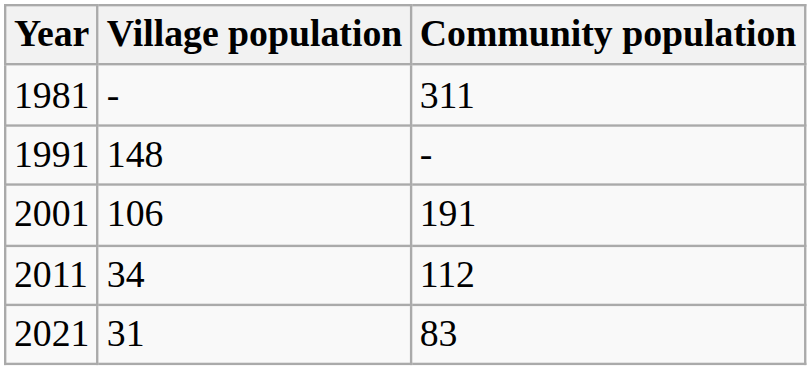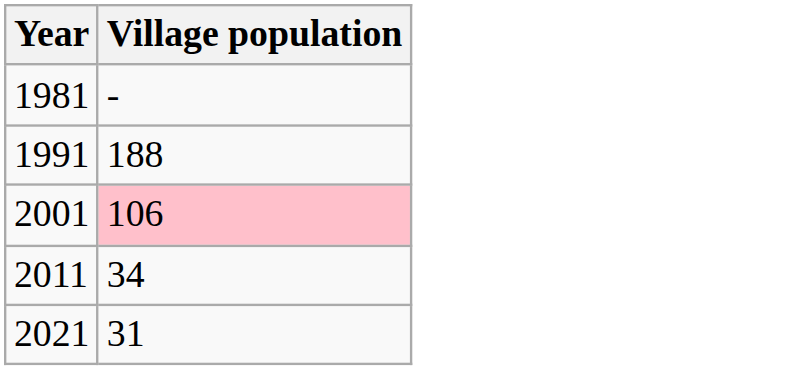- column: (608, 34)
(135, 154) 148 -> (135, 154) 188
(135, 214) no background -> (135, 214) pink background
